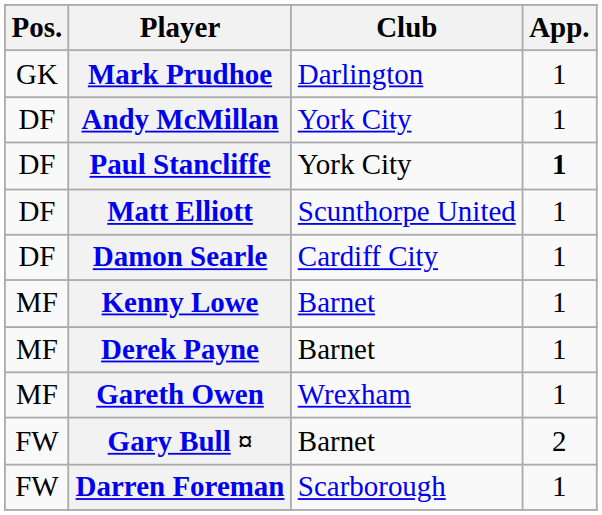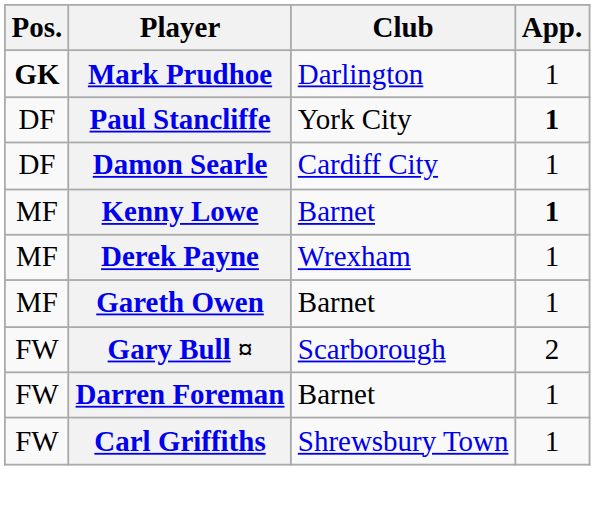(37, 73) normal -> (37, 73) bold
- row: (180, 119)
- row: (180, 211)
(559, 303) normal -> (552, 211) bold
(336, 348) Barnet -> (354, 257) Wrexham
(354, 394) Wrexham -> (336, 303) Barnet
(336, 440) Barnet -> (372, 348) Scarborough
(372, 486) Scarborough -> (336, 394) Barnet
+ row: (180, 440)
